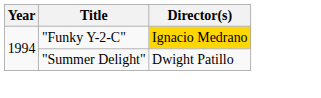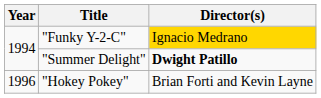(193, 59) normal -> (195, 59) bold
+ row: (85, 81)
